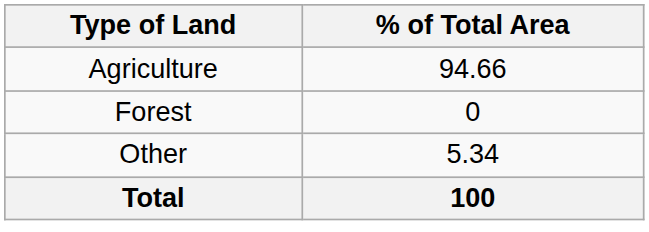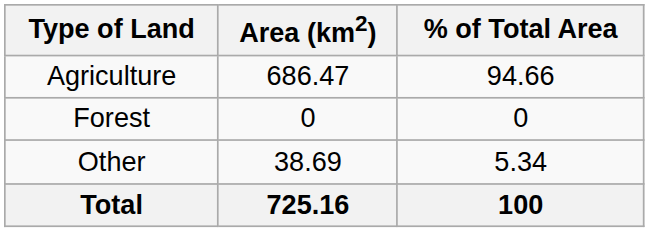+ column: (308, 29)
